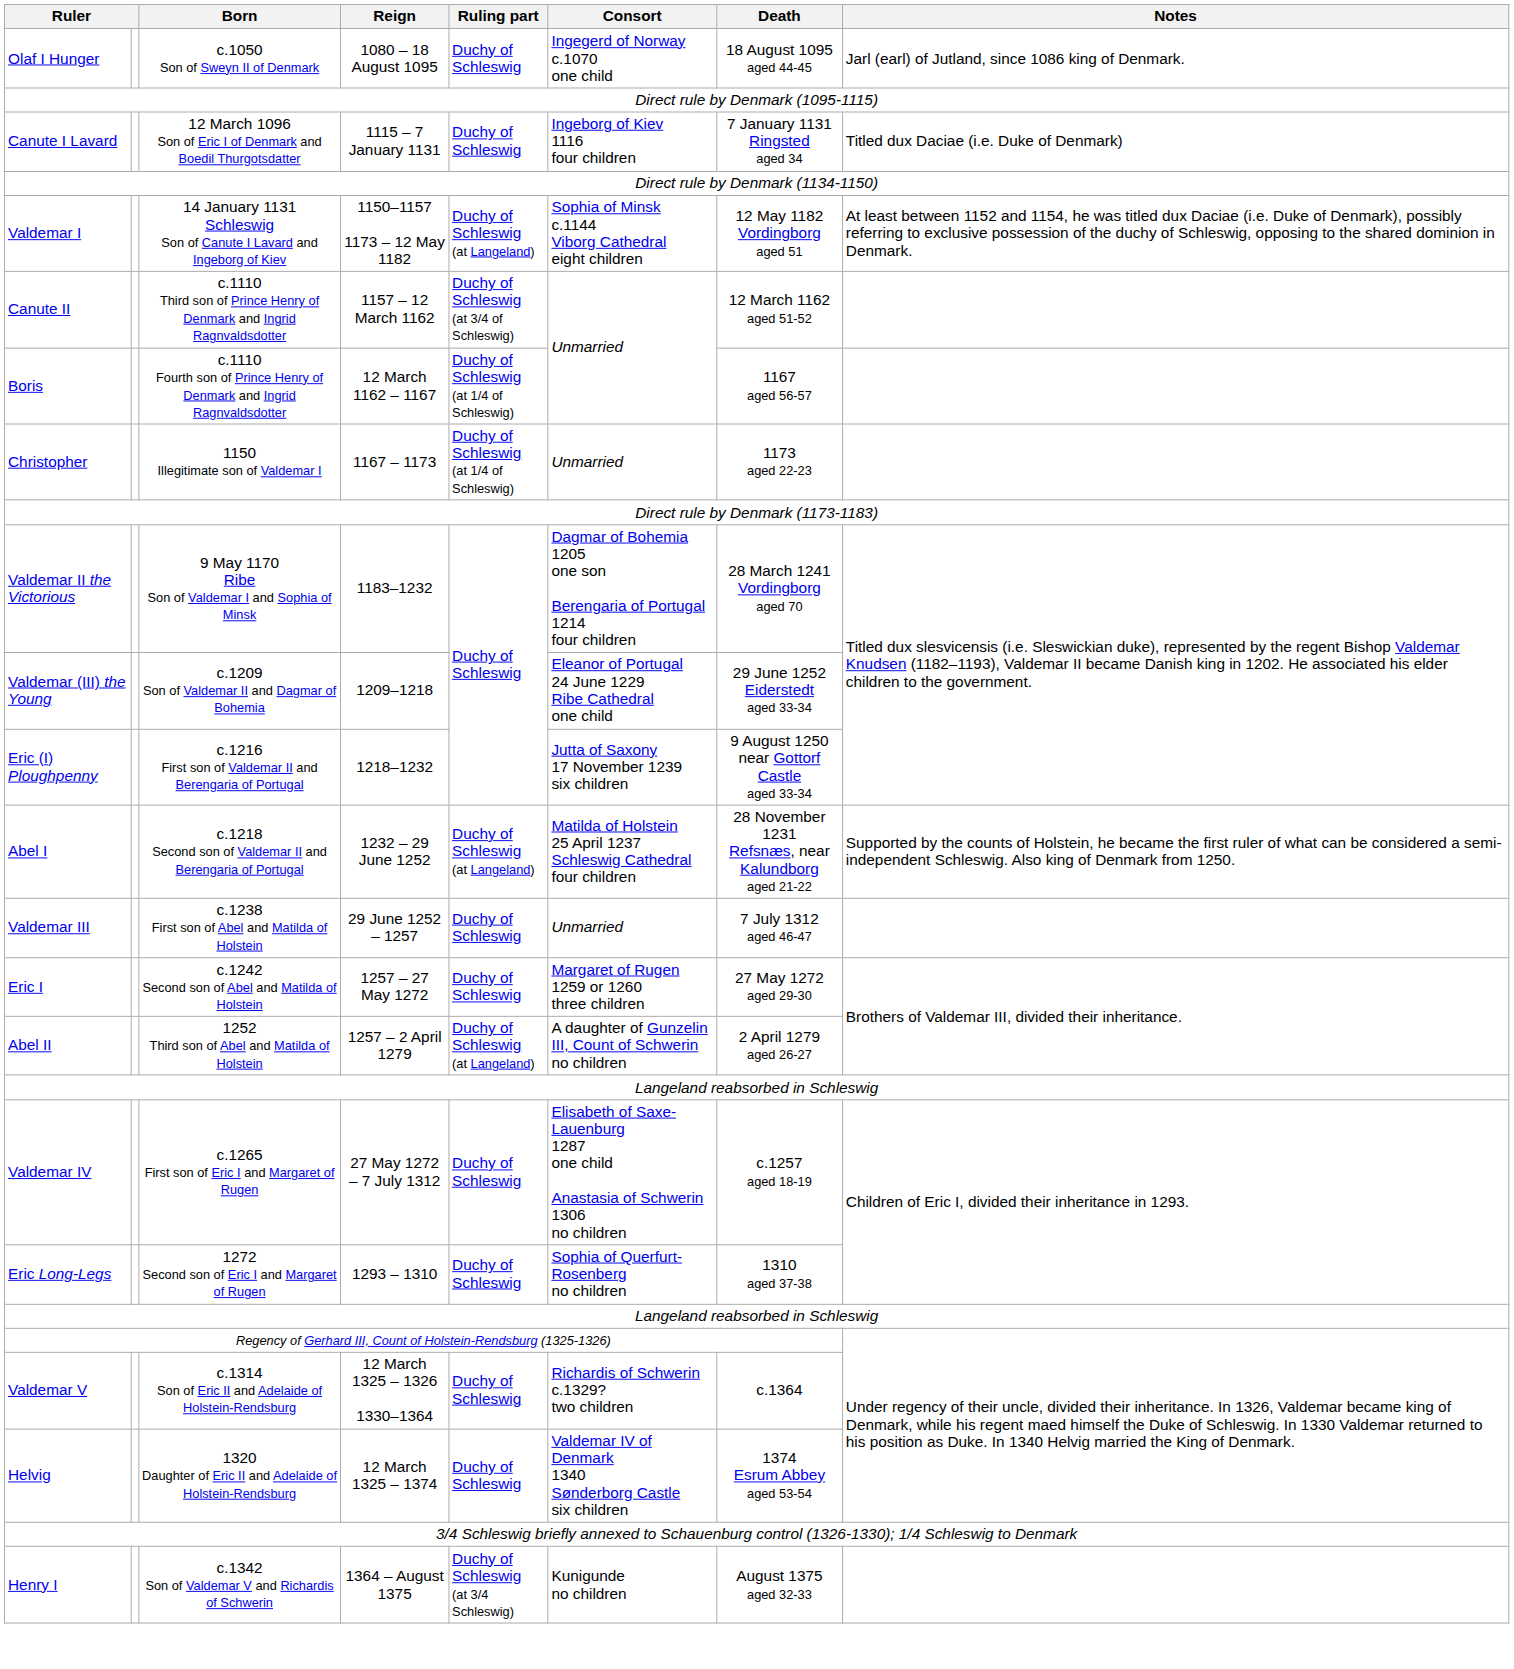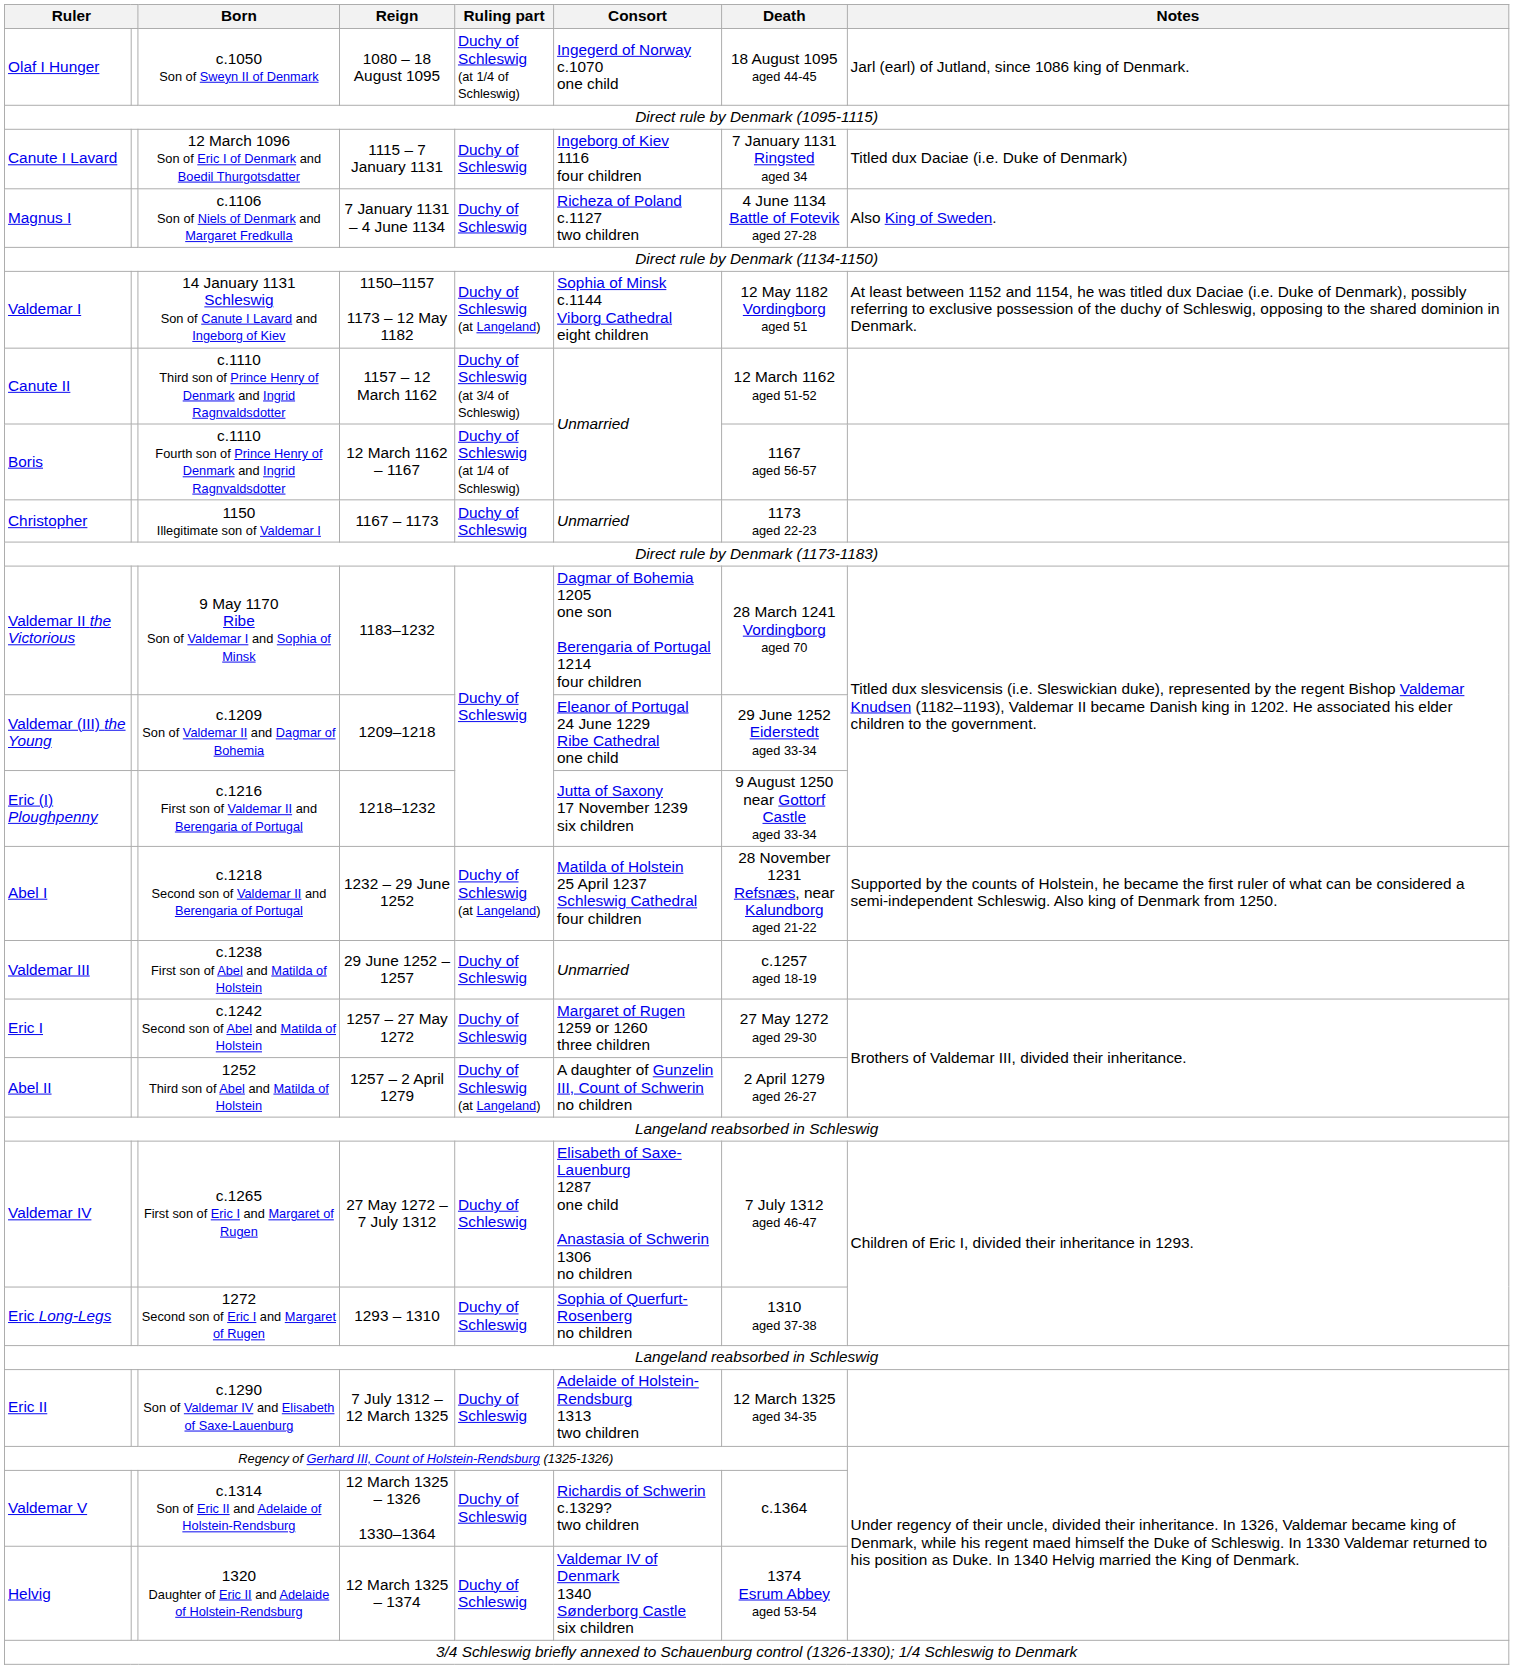(487, 58) Duchy of Schleswig -> (493, 66) Duchy of Schleswig (at 1/4 of Schleswig)
+ row: (40, 217)
(487, 462) Duchy of Schleswig (at 1/4 of Schleswig) -> (493, 521) Duchy of Schleswig
(779, 927) 7 July 1312 aged 46-47 -> (784, 969) c.1257 aged 18-19
(779, 1172) c.1257 aged 18-19 -> (784, 1213) 7 July 1312 aged 46-47
+ row: (28, 1407)
- row: (33, 1584)
